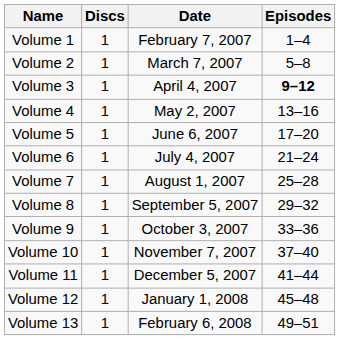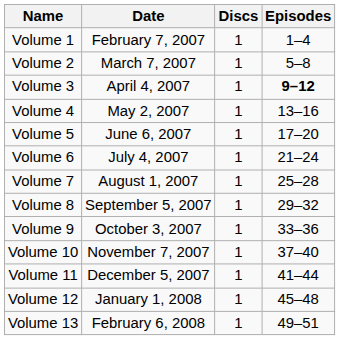columns swapped: (195, 16) <-> (105, 16)
